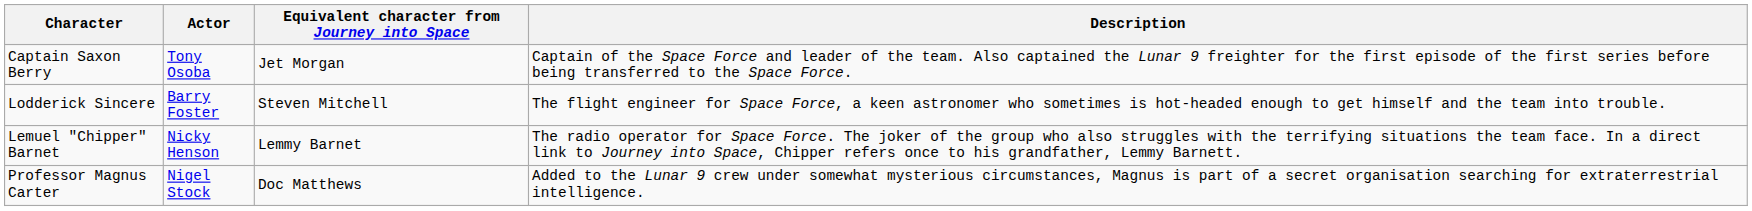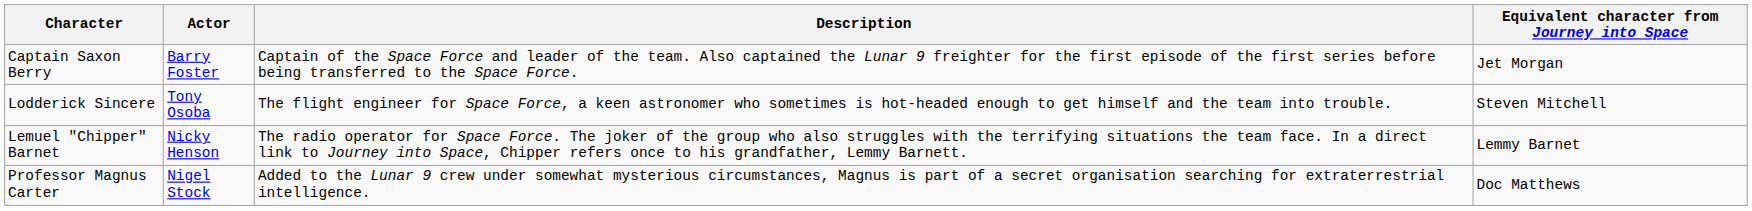columns swapped: (392, 25) <-> (1138, 25)
(189, 65) Tony Osoba -> (193, 65) Barry Foster
(193, 105) Barry Foster -> (189, 105) Tony Osoba
